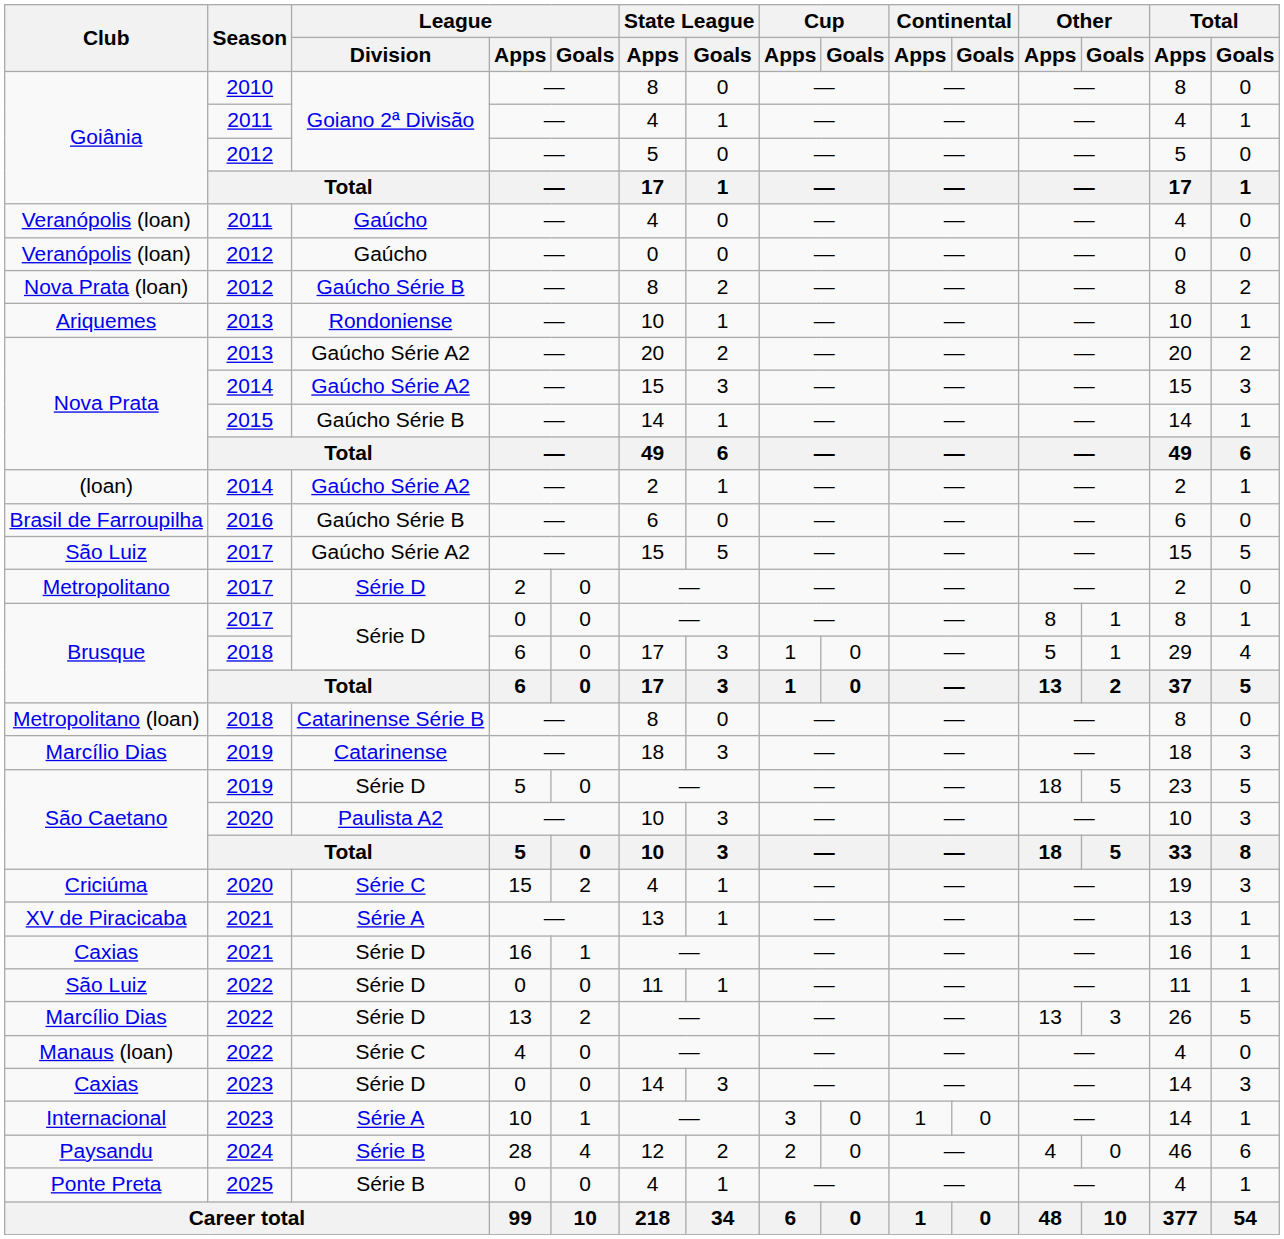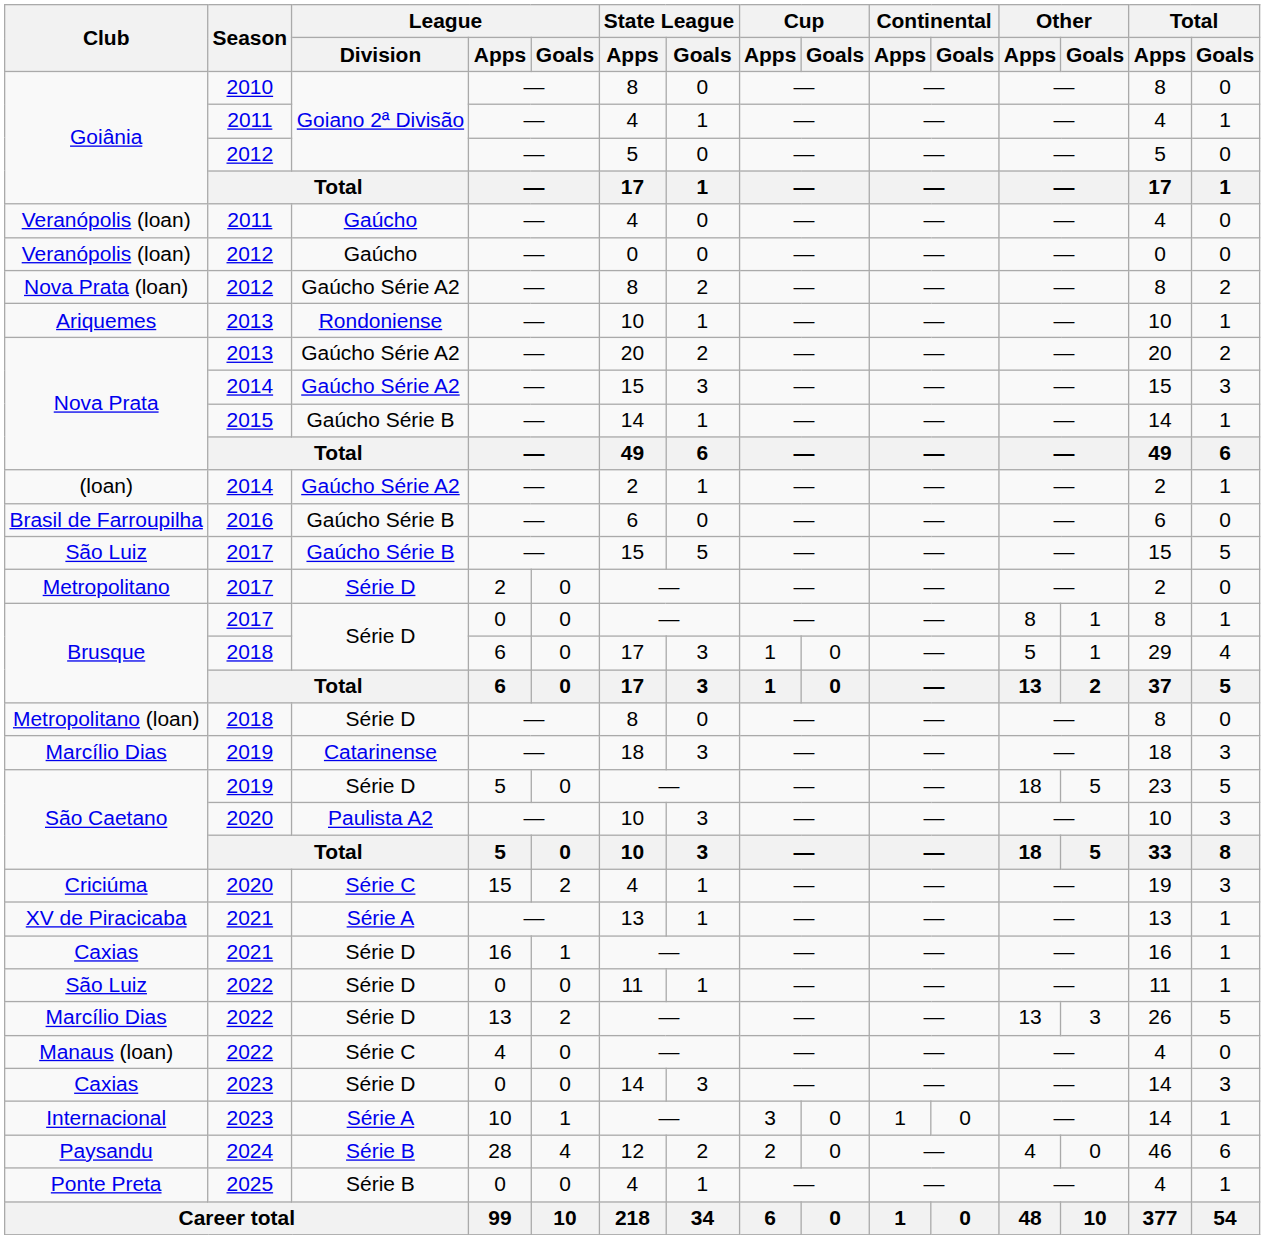(391, 287) Gaúcho Série B -> (380, 287) Gaúcho Série A2
(391, 552) Gaúcho Série A2 -> (380, 552) Gaúcho Série B
(391, 719) Catarinense Série B -> (380, 719) Série D
